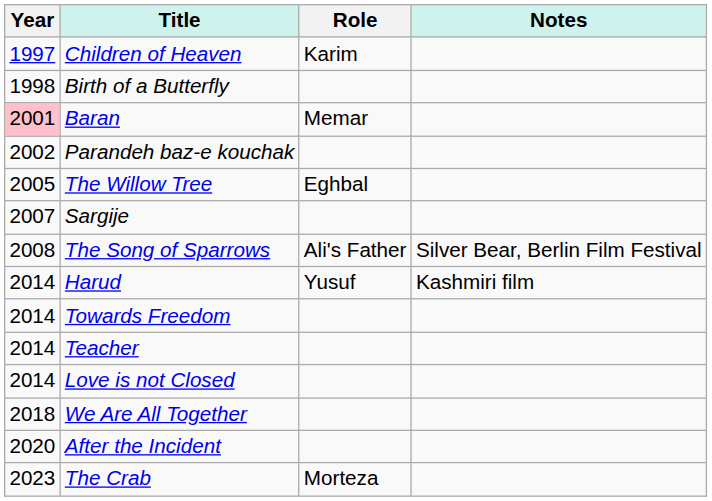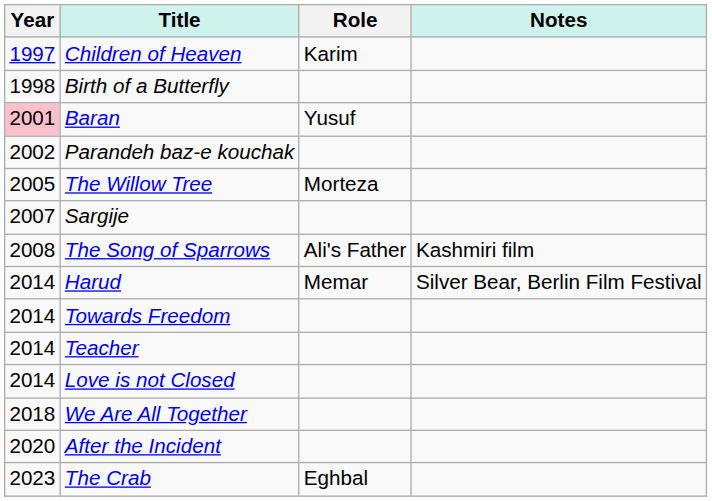(336, 119) Memar -> (330, 119) Yusuf
(336, 184) Eghbal -> (341, 184) Morteza
(559, 250) Silver Bear, Berlin Film Festival -> (475, 250) Kashmiri film
(330, 282) Yusuf -> (336, 282) Memar
(475, 282) Kashmiri film -> (559, 282) Silver Bear, Berlin Film Festival
(341, 479) Morteza -> (336, 479) Eghbal
